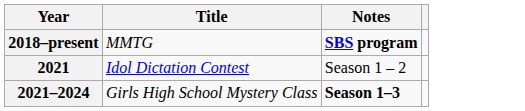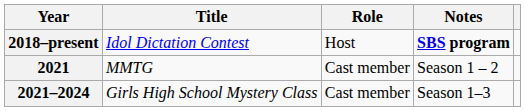+ column: (367, 17)
(129, 42) MMTG -> (177, 42) Idol Dictation Contest
(177, 67) Idol Dictation Contest -> (129, 67) MMTG
(362, 93) bold -> (454, 93) normal
